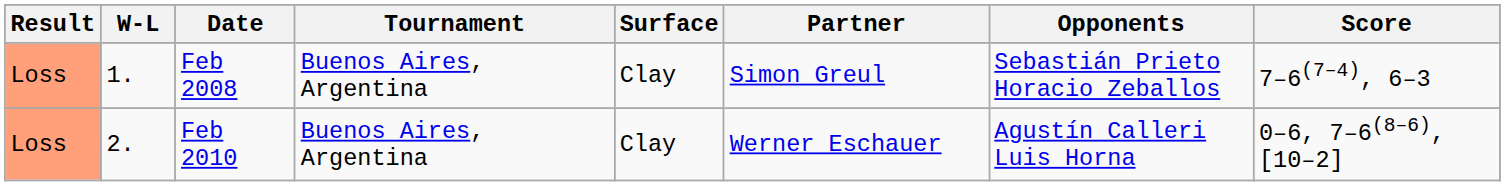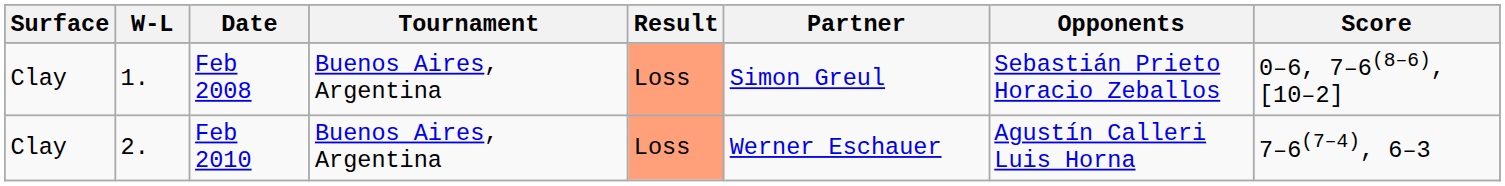columns swapped: (53, 24) <-> (669, 24)
(1345, 76) 7–6(7–4), 6–3 -> (1352, 79) 0–6, 7–6(8–6), [10–2]
(1352, 145) 0–6, 7–6(8–6), [10–2] -> (1345, 148) 7–6(7–4), 6–3
